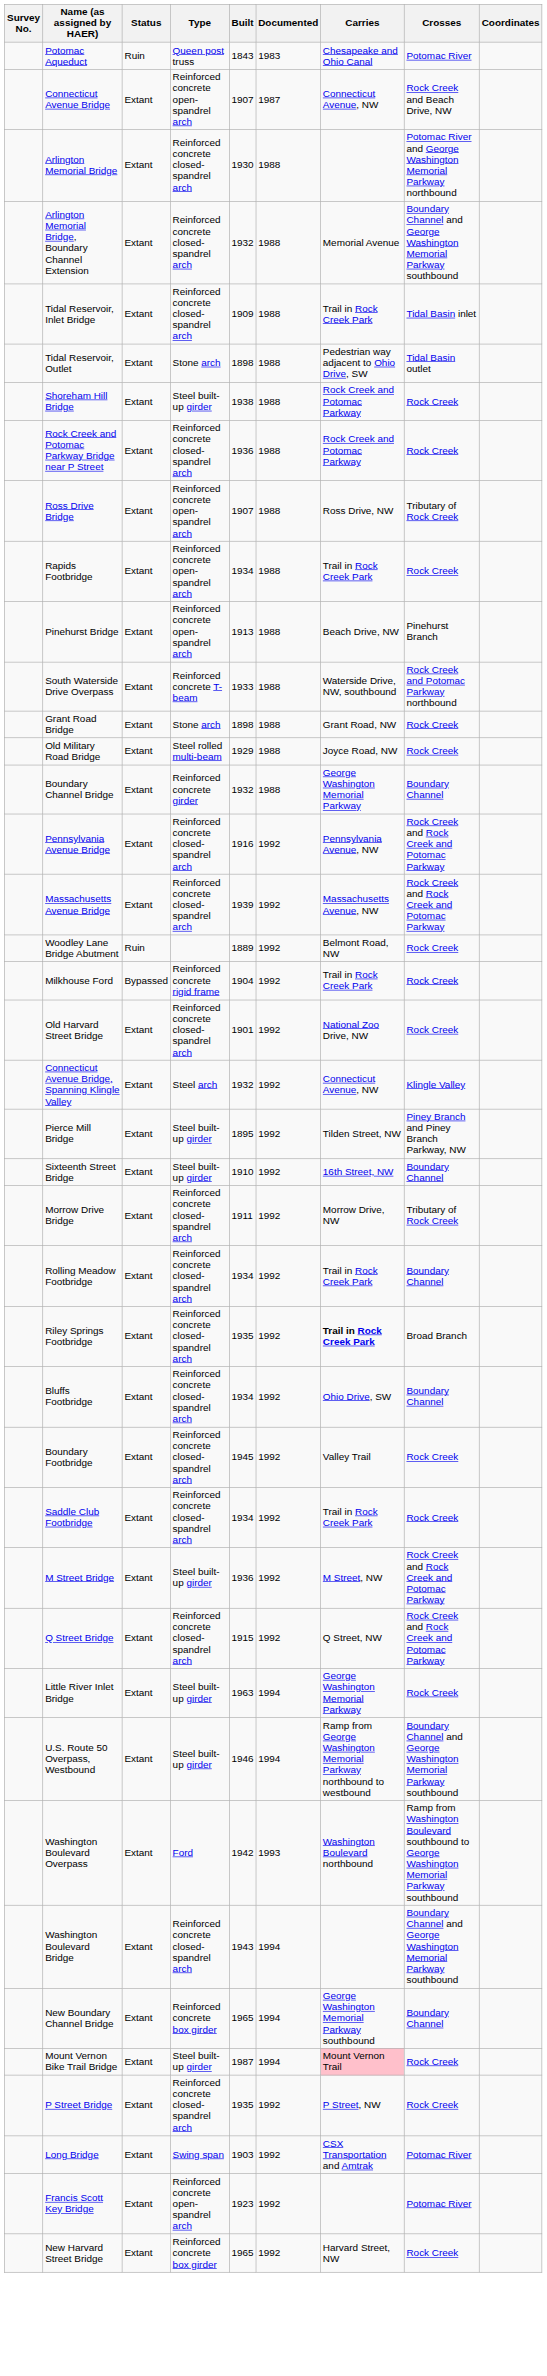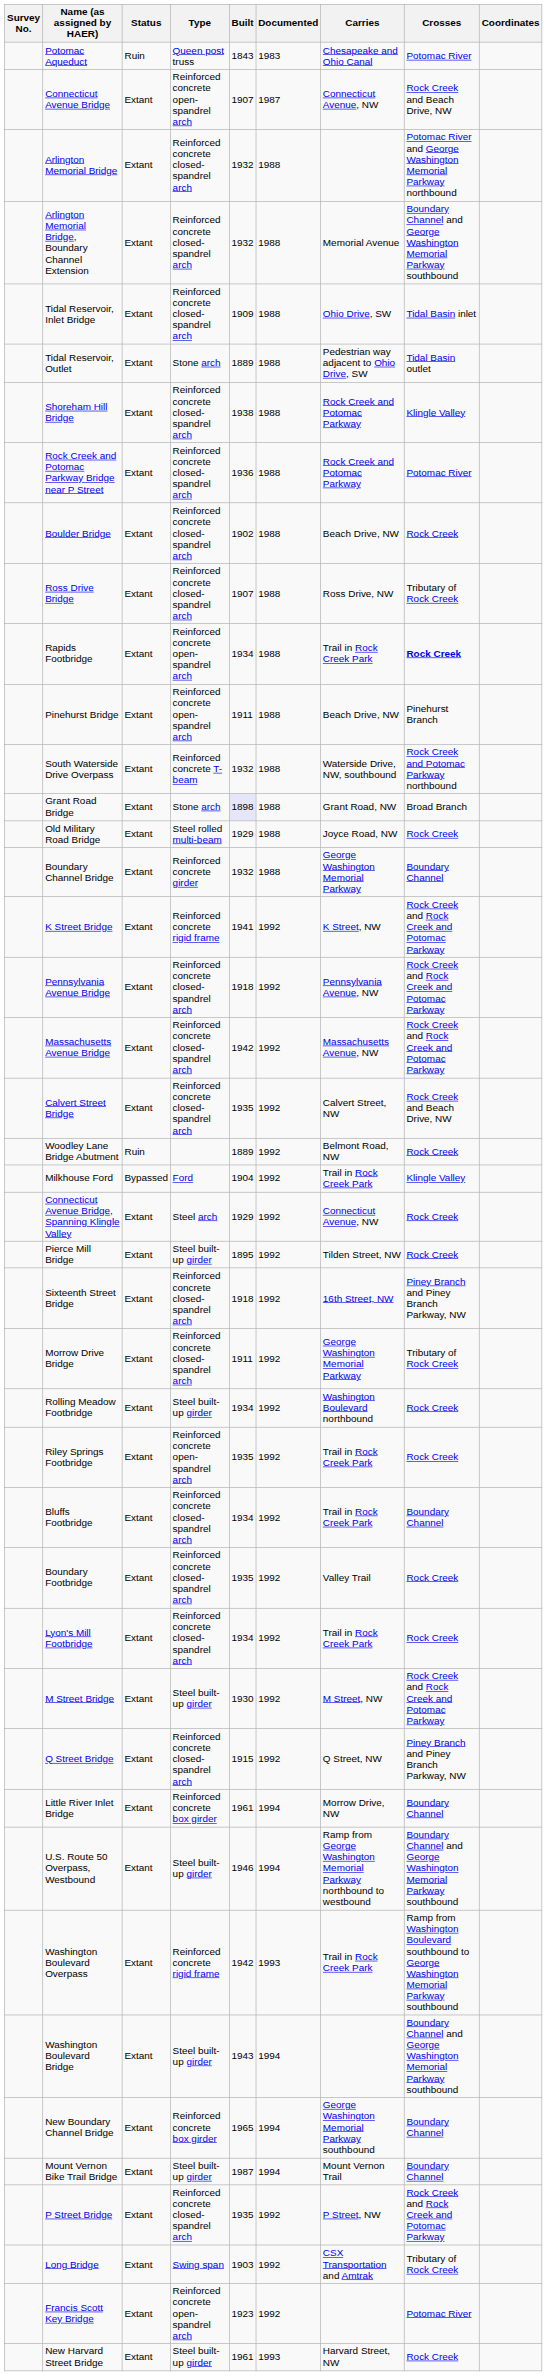(243, 165) 1930 -> (243, 165) 1932
(350, 314) Trail in Rock Creek Park -> (357, 314) Ohio Drive, SW
(243, 363) 1898 -> (243, 363) 1889
(196, 401) Steel built-up girder -> (197, 412) Reinforced concrete closed-spandrel arch
(432, 401) Rock Creek -> (436, 412) Klingle Valley
(432, 450) Rock Creek -> (439, 473) Potomac River
+ row: (78, 533)
(197, 511) Reinforced concrete open-spandrel arch -> (197, 593) Reinforced concrete closed-spandrel arch
(432, 571) normal -> (434, 654) bold
(243, 631) 1913 -> (242, 714) 1911
(243, 686) 1933 -> (243, 769) 1932
(243, 724) no background -> (243, 807) lavender background
(432, 724) Rock Creek -> (437, 807) Broad Branch
+ row: (79, 927)
(243, 844) 1916 -> (243, 987) 1918
(243, 904) 1939 -> (243, 1047) 1942
+ row: (75, 1108)
(197, 980) Reinforced concrete rigid frame -> (183, 1178) Ford
(432, 980) Rock Creek -> (436, 1178) Klingle Valley
- row: (74, 1030)
(243, 1084) 1932 -> (243, 1216) 1929
(436, 1084) Klingle Valley -> (432, 1216) Rock Creek
(436, 1134) Piney Branch and Piney Branch Parkway, NW -> (432, 1254) Rock Creek
(196, 1172) Steel built-up girder -> (197, 1298) Reinforced concrete closed-spandrel arch
(243, 1172) 1910 -> (243, 1298) 1918
(428, 1172) Boundary Channel -> (436, 1298) Piney Branch and Piney Branch Parkway, NW
(354, 1215) Morrow Drive, NW -> (349, 1358) George Washington Memorial Parkway
(197, 1276) Reinforced concrete closed-spandrel arch -> (196, 1408) Steel built-up girder
(350, 1276) Trail in Rock Creek Park -> (349, 1408) Washington Boulevard northbound
(428, 1276) Boundary Channel -> (432, 1408) Rock Creek
(197, 1336) Reinforced concrete closed-spandrel arch -> (197, 1457) Reinforced concrete open-spandrel arch
(352, 1336) bold -> (350, 1457) normal
(437, 1336) Broad Branch -> (432, 1457) Rock Creek
(357, 1396) Ohio Drive, SW -> (350, 1517) Trail in Rock Creek Park
(243, 1457) 1945 -> (243, 1578) 1935
+ row: (69, 1638)
- row: (72, 1517)
(243, 1578) 1936 -> (243, 1698) 1930
(432, 1638) Rock Creek and Rock Creek and Potomac Parkway -> (436, 1759) Piney Branch and Piney Branch Parkway, NW
(196, 1693) Steel built-up girder -> (197, 1808) Reinforced concrete box girder
(243, 1693) 1963 -> (243, 1808) 1961
(349, 1693) George Washington Memorial Parkway -> (354, 1808) Morrow Drive, NW
(432, 1693) Rock Creek -> (428, 1808) Boundary Channel
(183, 1852) Ford -> (197, 1962) Reinforced concrete rigid frame
(349, 1852) Washington Boulevard northbound -> (350, 1962) Trail in Rock Creek Park
(197, 1946) Reinforced concrete closed-spandrel arch -> (196, 2056) Steel built-up girder
(354, 2062) pink background -> (354, 2171) no background
(432, 2062) Rock Creek -> (428, 2171) Boundary Channel
(432, 2105) Rock Creek -> (432, 2215) Rock Creek and Rock Creek and Potomac Parkway
(439, 2154) Potomac River -> (432, 2264) Tributary of Rock Creek
(197, 2253) Reinforced concrete box girder -> (196, 2357) Steel built-up girder
(243, 2253) 1965 -> (243, 2357) 1961
(269, 2253) 1992 -> (269, 2357) 1993
